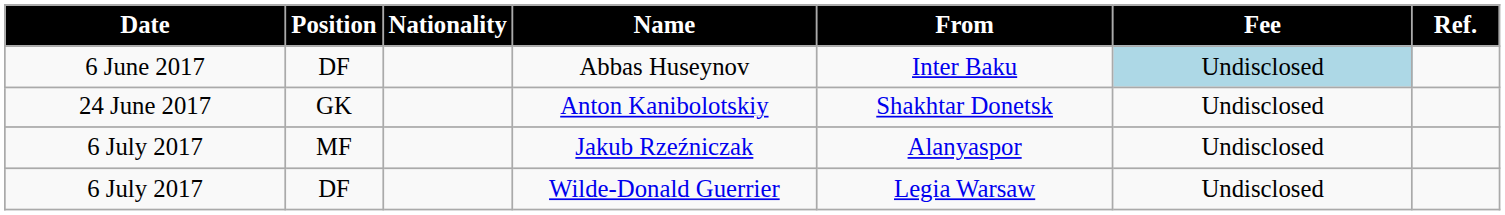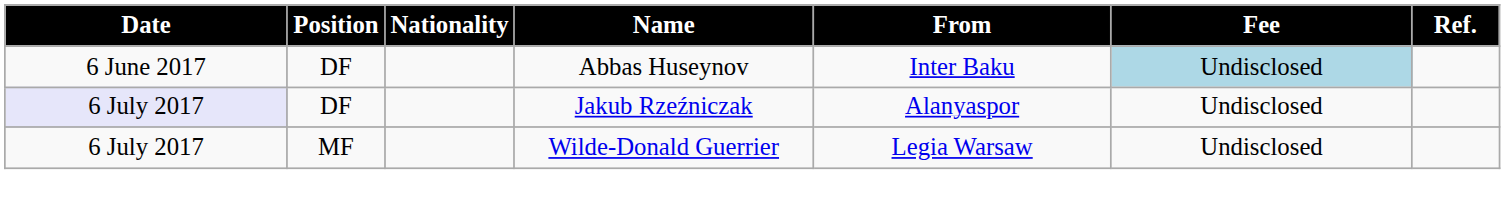- row: (664, 107)
(145, 147) no background -> (146, 107) lavender background
(334, 147) MF -> (336, 107) DF
(334, 188) DF -> (336, 147) MF
